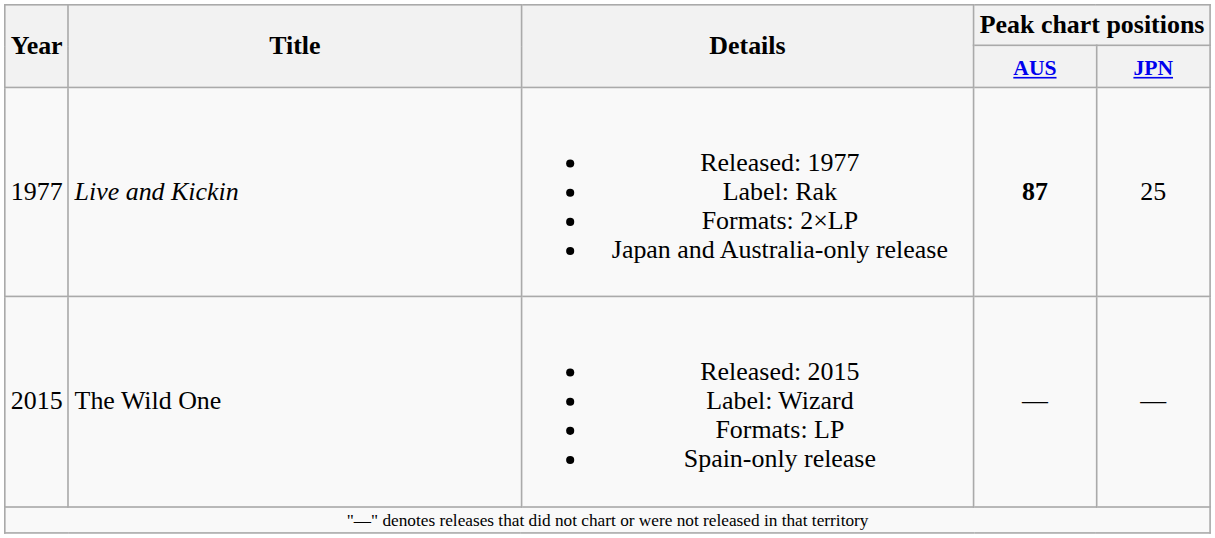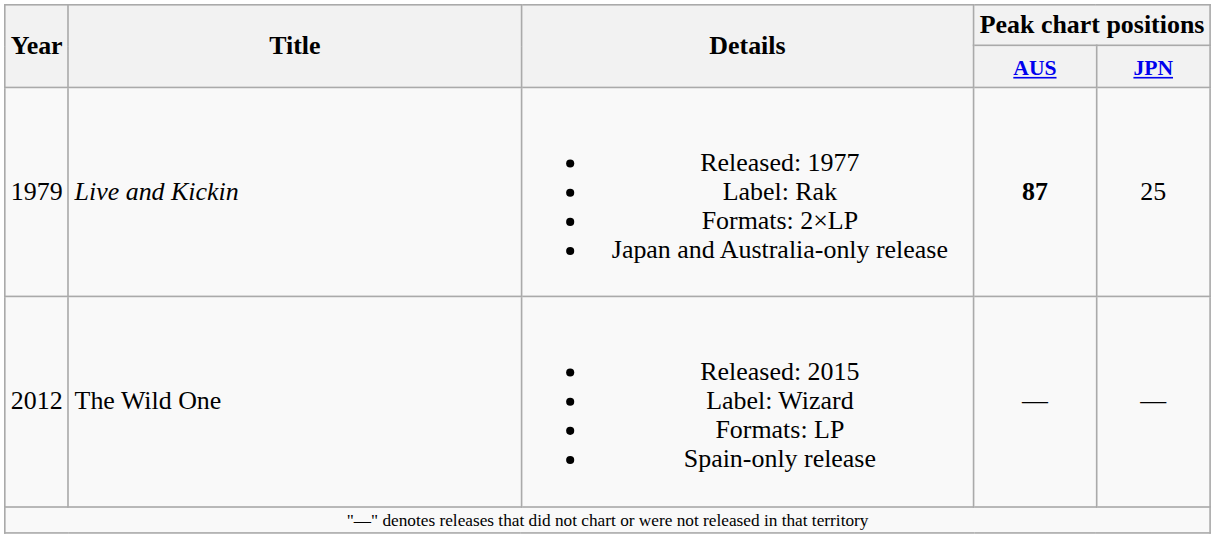(37, 191) 1977 -> (37, 191) 1979
(37, 401) 2015 -> (37, 401) 2012
